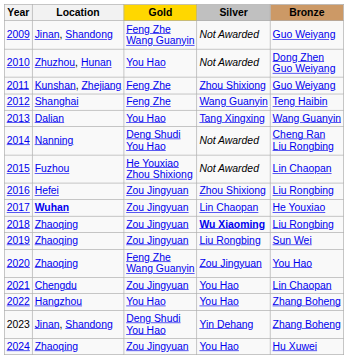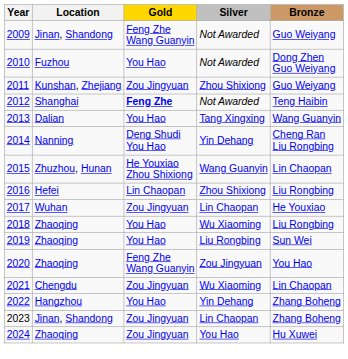(73, 63) Zhuzhou, Hunan -> (52, 63) Fuzhou
(148, 85) Feng Zhe -> (157, 85) Zou Jingyuan
(148, 102) normal -> (149, 102) bold
(234, 102) Wang Guanyin -> (229, 102) Not Awarded
(229, 140) Not Awarded -> (226, 140) Yin Dehang
(52, 169) Fuzhou -> (73, 169) Zhuzhou, Hunan
(229, 169) Not Awarded -> (234, 169) Wang Guanyin
(157, 191) Zou Jingyuan -> (156, 191) Lin Chaopan
(52, 207) bold -> (51, 207) normal
(157, 224) Zou Jingyuan -> (146, 224) You Hao
(232, 224) bold -> (230, 224) normal
(157, 240) Zou Jingyuan -> (146, 240) You Hao
(219, 285) You Hao -> (230, 285) Wu Xiaoming
(219, 302) You Hao -> (226, 302) Yin Dehang
(153, 324) Deng Shudi You Hao -> (157, 318) Zou Jingyuan
(226, 324) Yin Dehang -> (229, 318) Lin Chaopan
